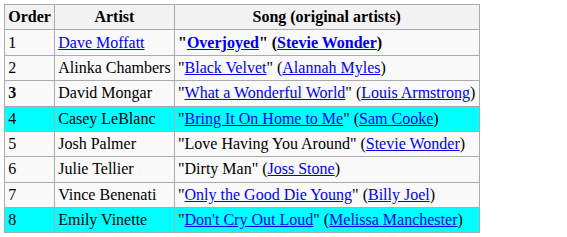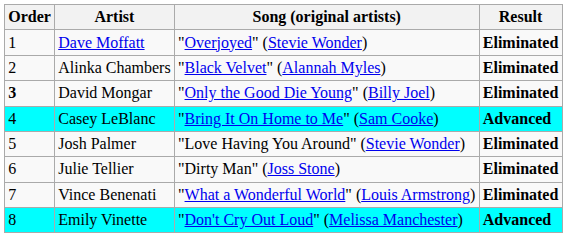+ column: (521, 17)
(280, 42) bold -> (273, 42) normal
(327, 93) "What a Wonderful World" (Louis Armstrong) -> (307, 93) "Only the Good Die Young" (Billy Joel)
(307, 194) "Only the Good Die Young" (Billy Joel) -> (327, 194) "What a Wonderful World" (Louis Armstrong)
